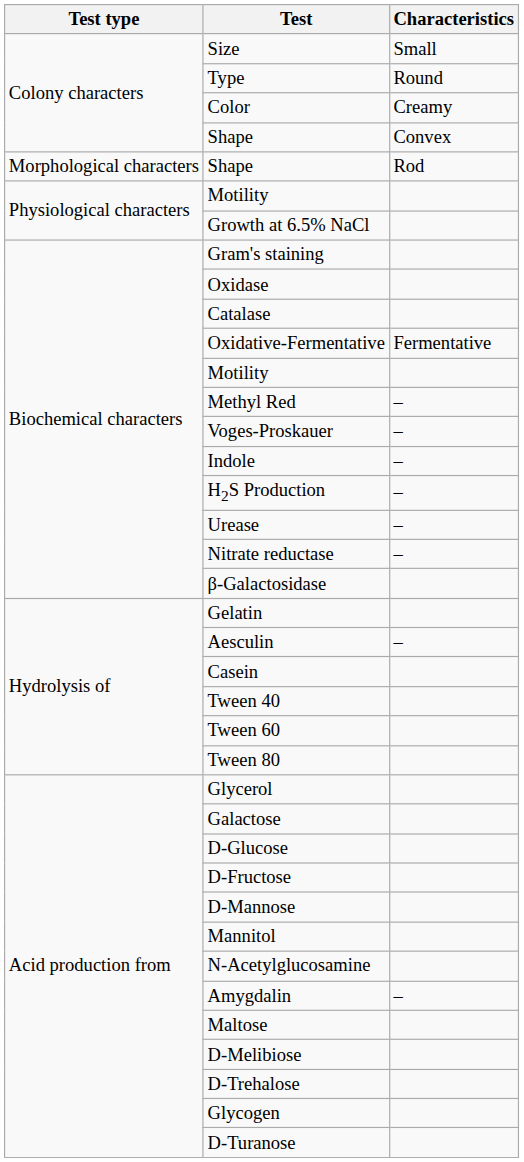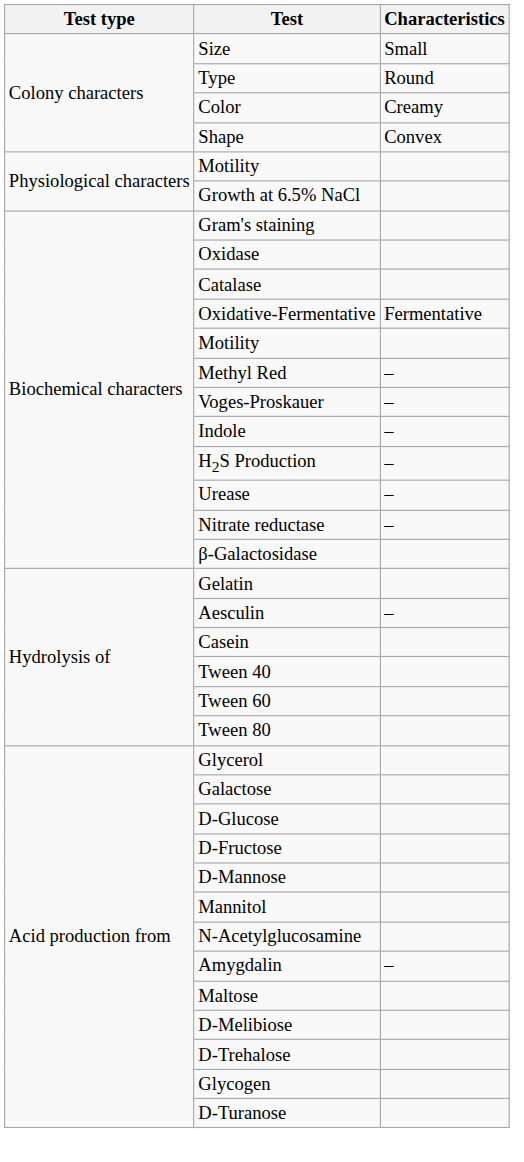- row: (104, 166)
